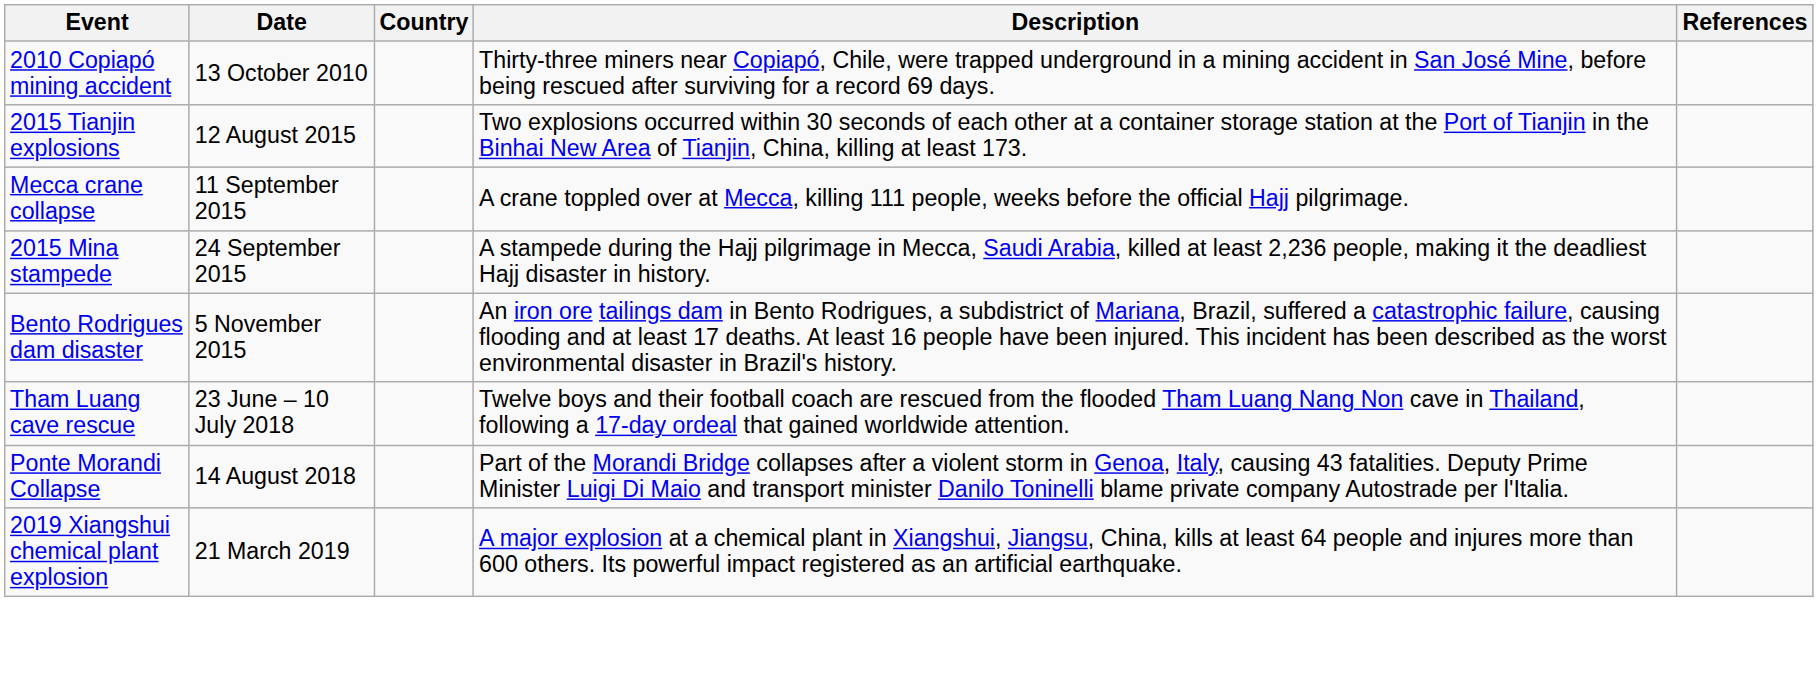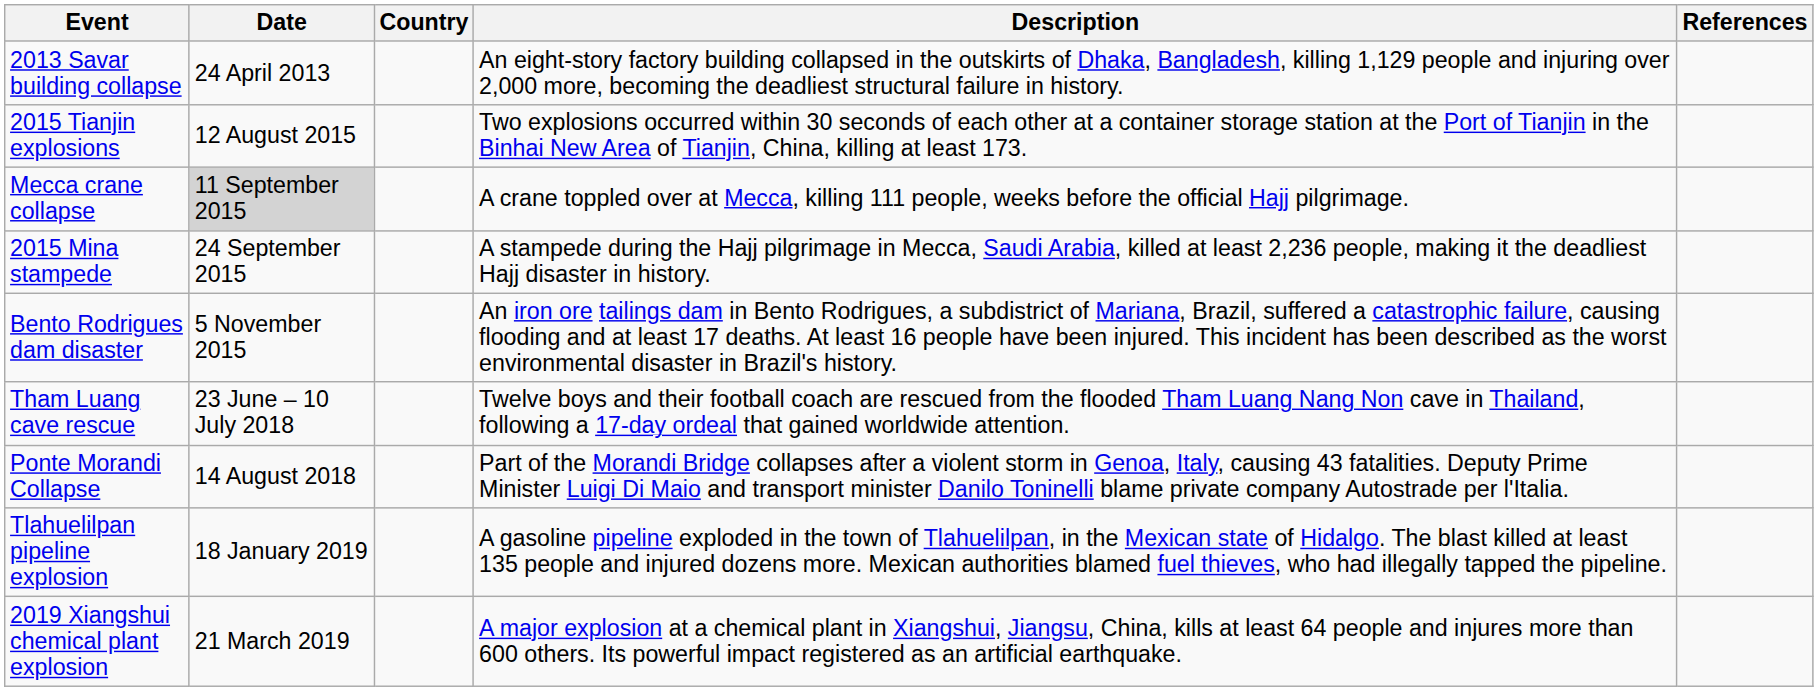- row: (91, 72)
+ row: (96, 72)
(267, 198) no background -> (267, 198) lightgrey background
+ row: (73, 552)
